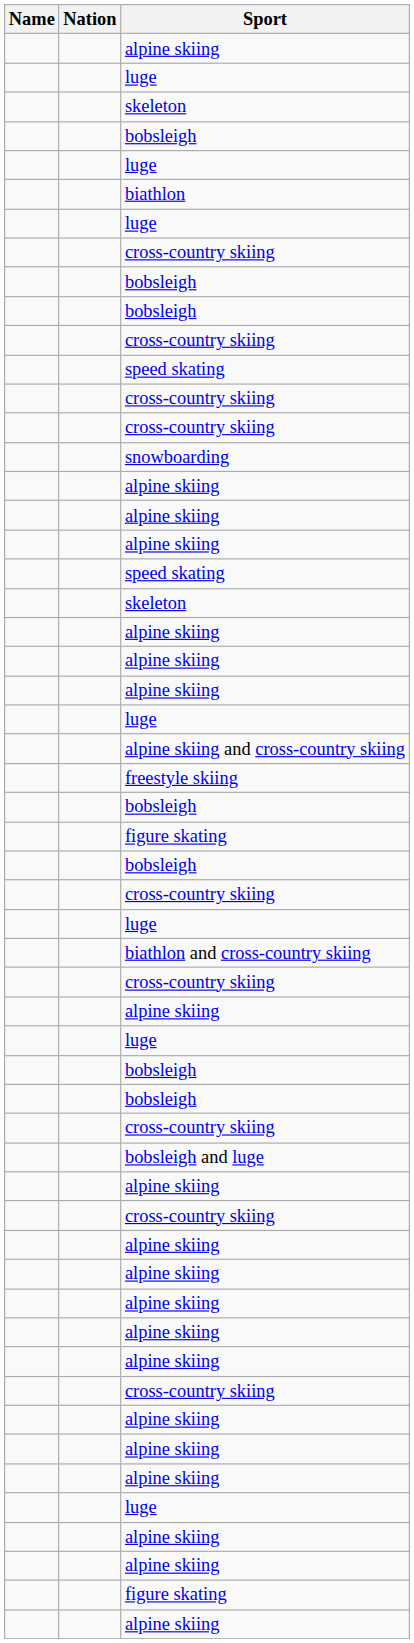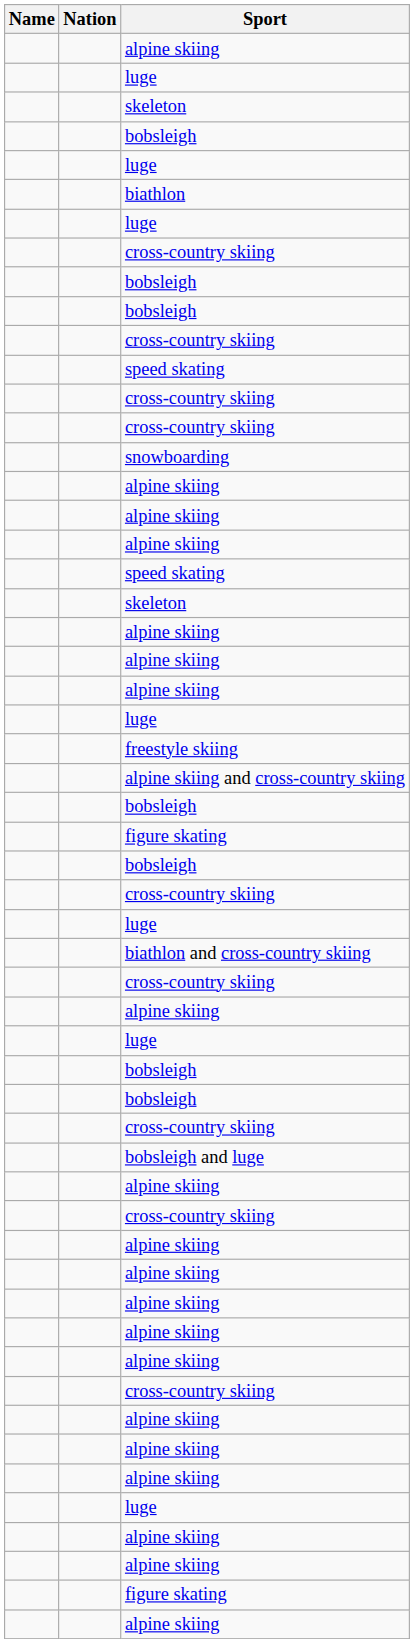rows swapped: (32, 778) <-> (32, 749)
